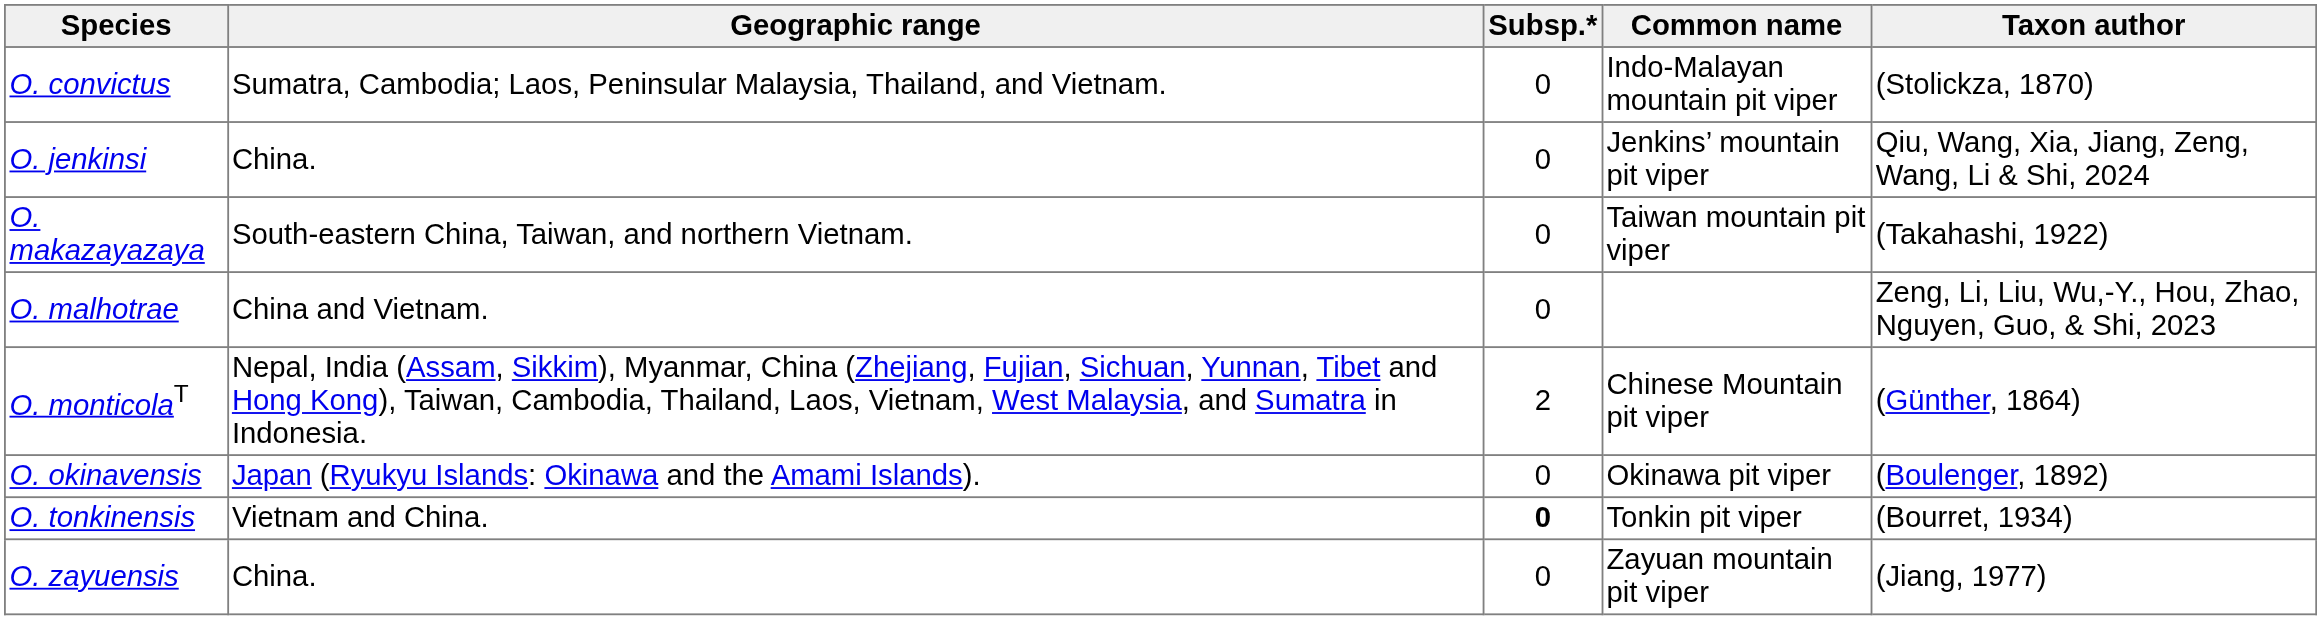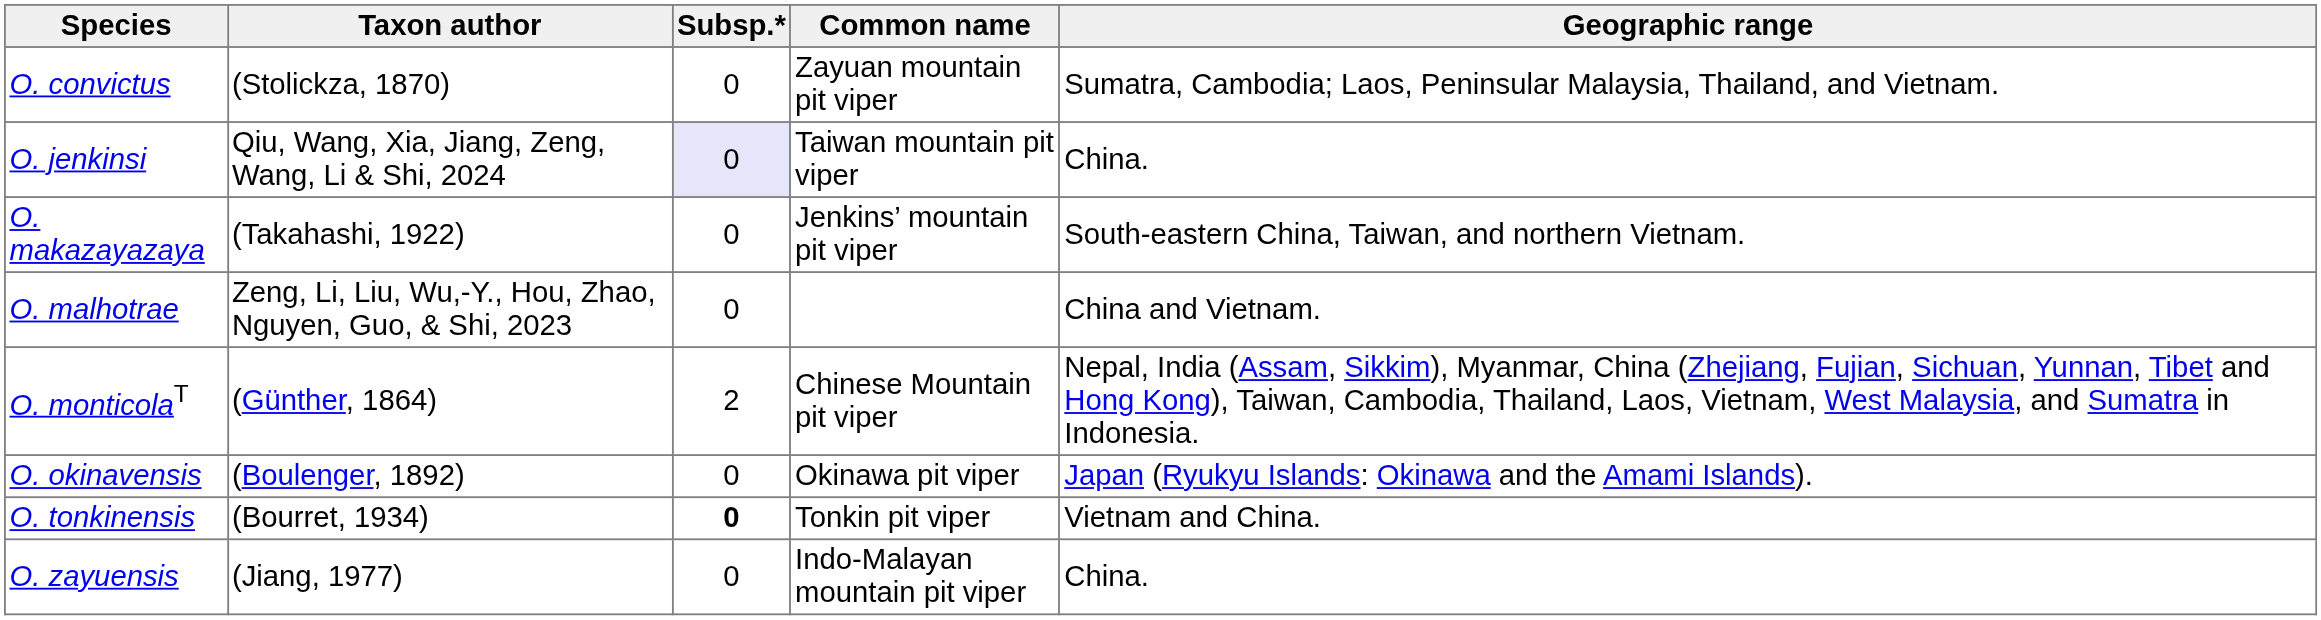columns swapped: (2094, 25) <-> (856, 25)
(1722, 84) Indo-Malayan mountain pit viper -> (908, 84) Zayuan mountain pit viper
(1543, 159) no background -> (731, 159) lavender background
(1723, 159) Jenkins’ mountain pit viper -> (924, 159) Taiwan mountain pit viper
(1736, 234) Taiwan mountain pit viper -> (912, 234) Jenkins’ mountain pit viper
(1720, 576) Zayuan mountain pit viper -> (911, 576) Indo-Malayan mountain pit viper
